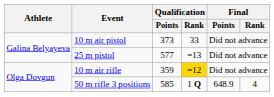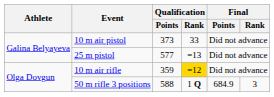(167, 85) 585 -> (167, 85) 588
(223, 85) 648.9 -> (223, 85) 684.9
(255, 85) 4 -> (255, 85) 3
